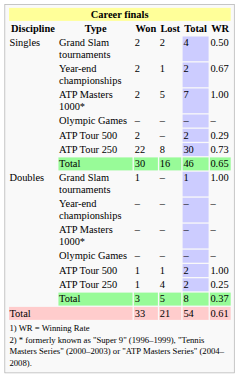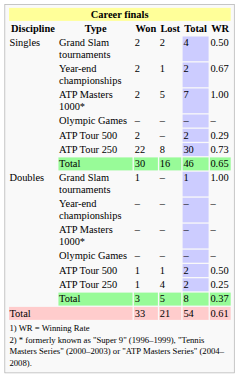(219, 270) 1.00 -> (219, 270) 0.50
